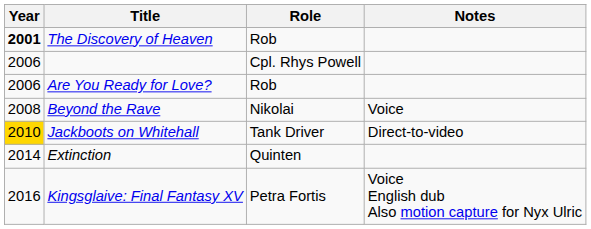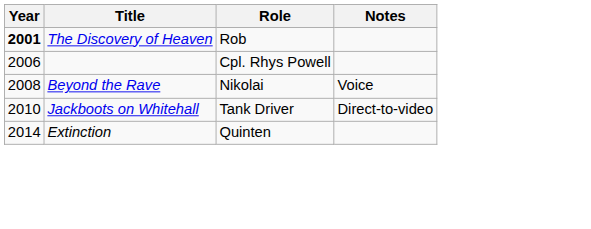- row: (129, 86)
(24, 132) gold background -> (24, 109) no background
- row: (145, 196)
